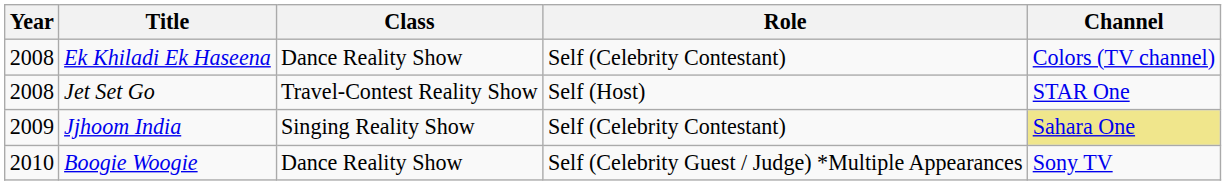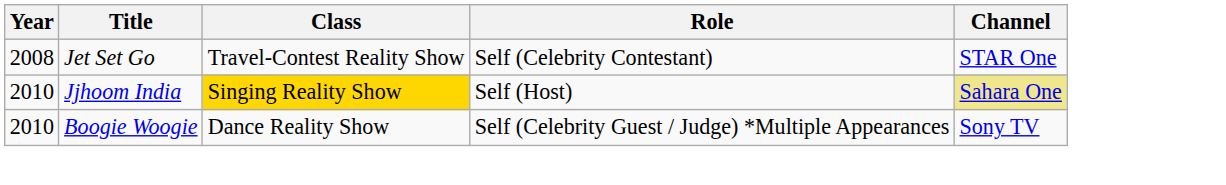- row: (167, 57)
(597, 92) Self (Host) -> (594, 57) Self (Celebrity Contestant)
(32, 127) 2009 -> (32, 92) 2010
(378, 127) no background -> (305, 92) gold background
(667, 127) Self (Celebrity Contestant) -> (524, 92) Self (Host)
